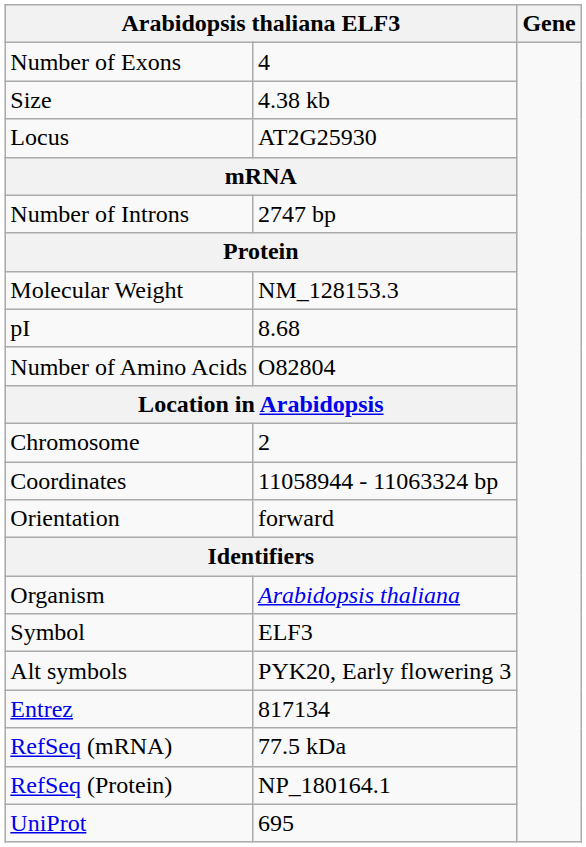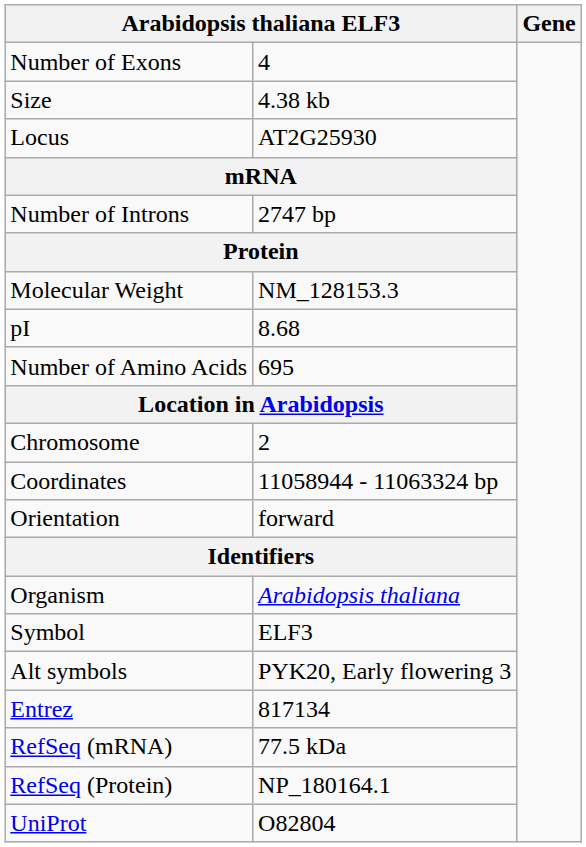(297, 366) O82804 -> (276, 366) 695
(276, 822) 695 -> (297, 822) O82804
